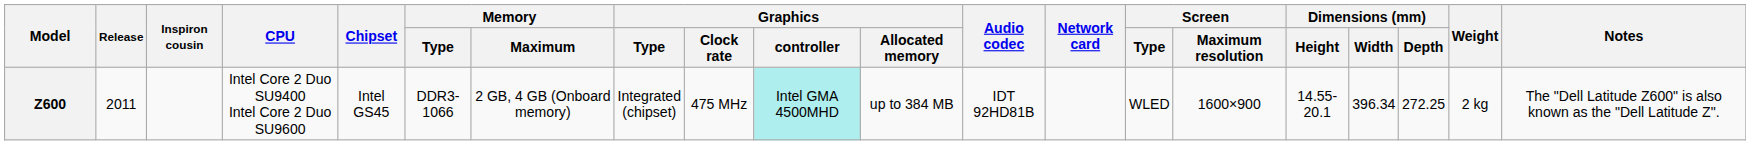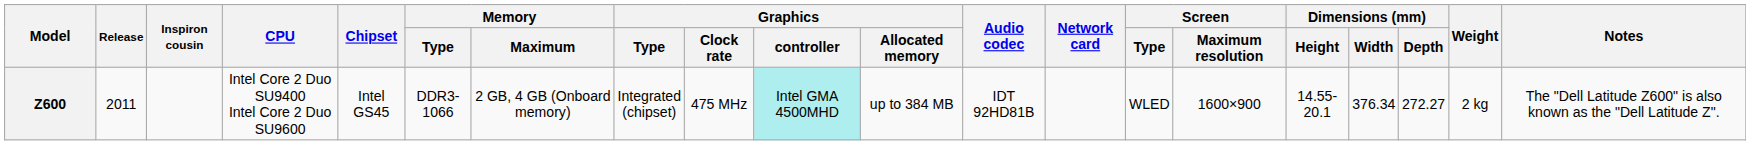(1374, 104) 396.34 -> (1374, 104) 376.34
(1424, 104) 272.25 -> (1424, 104) 272.27
